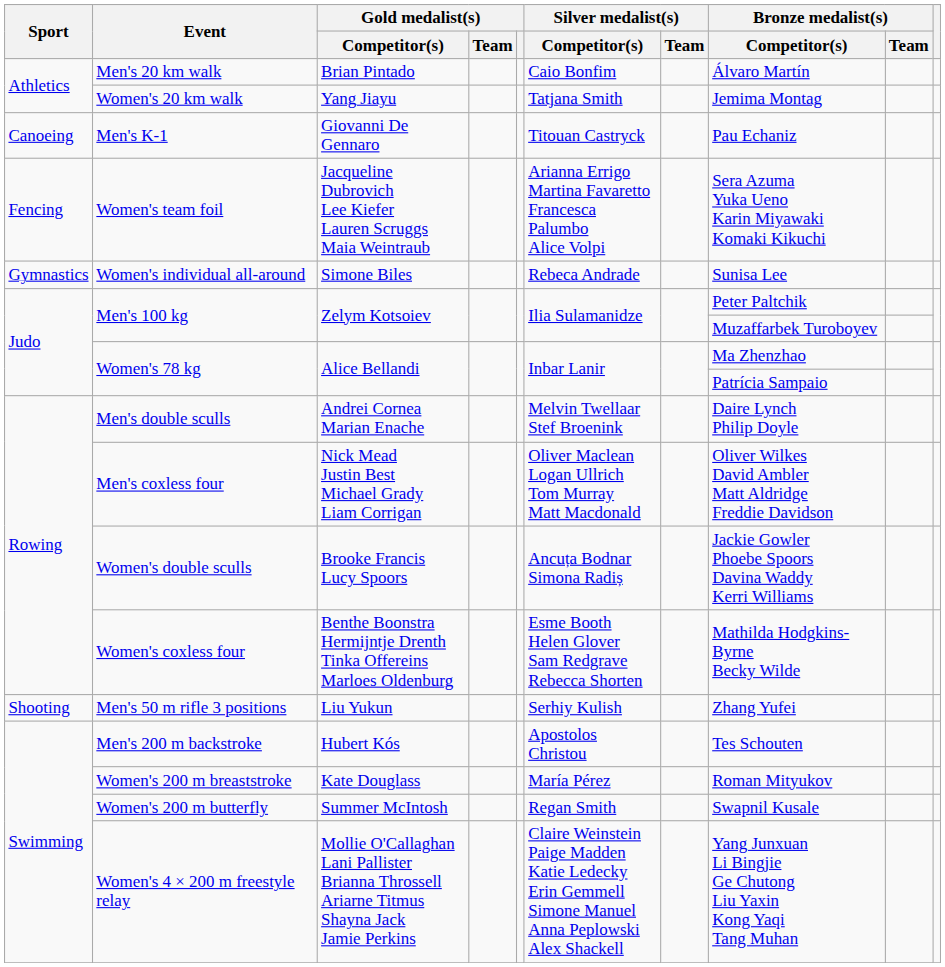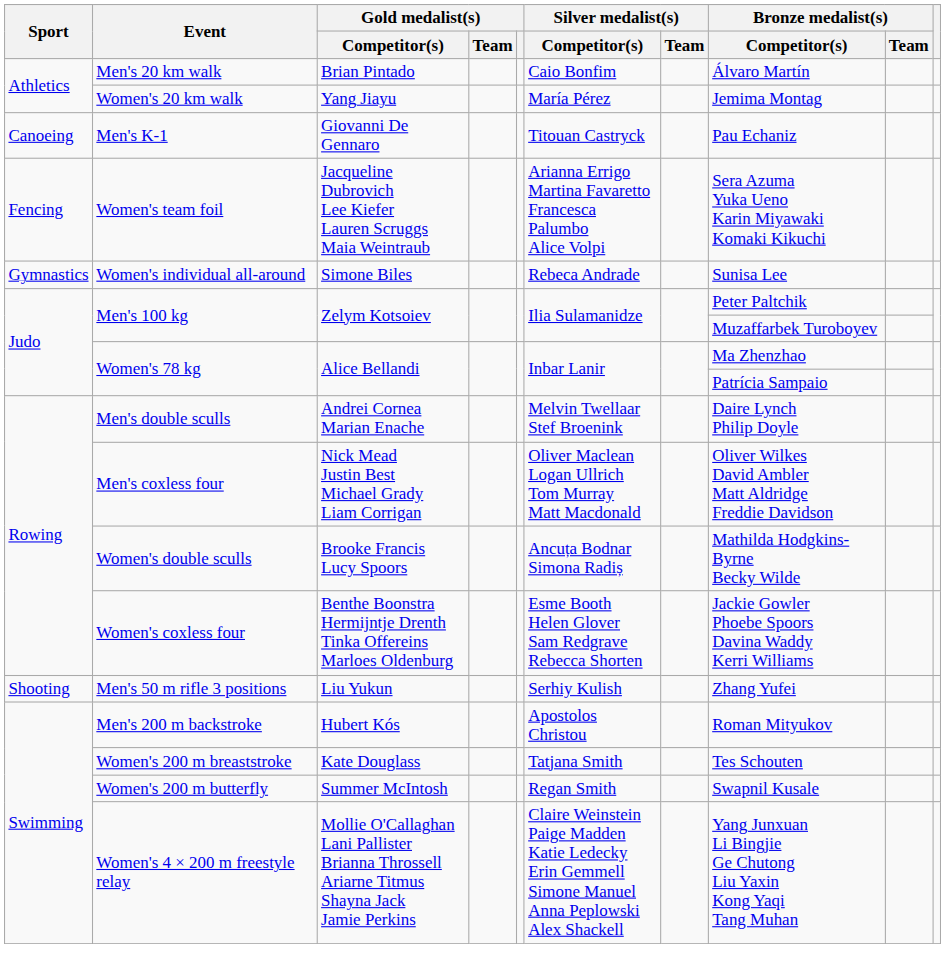(575, 98) Tatjana Smith -> (569, 98) María Pérez
(763, 567) Jackie Gowler Phoebe Spoors Davina Waddy Kerri Williams -> (781, 558) Mathilda Hodgkins-Byrne Becky Wilde
(781, 652) Mathilda Hodgkins-Byrne Becky Wilde -> (763, 633) Jackie Gowler Phoebe Spoors Davina Waddy Kerri Williams
(758, 744) Tes Schouten -> (772, 724) Roman Mityukov
(569, 780) María Pérez -> (575, 761) Tatjana Smith
(772, 780) Roman Mityukov -> (758, 761) Tes Schouten
